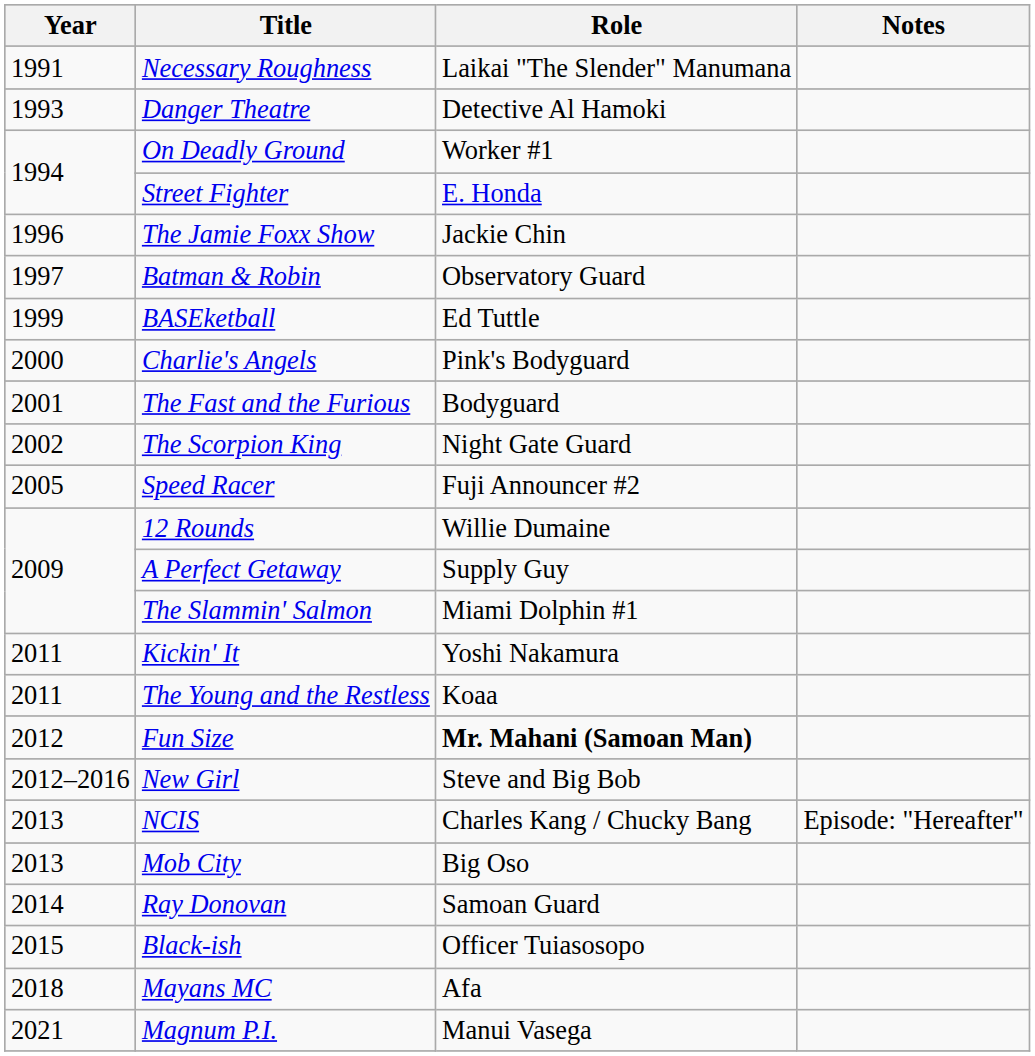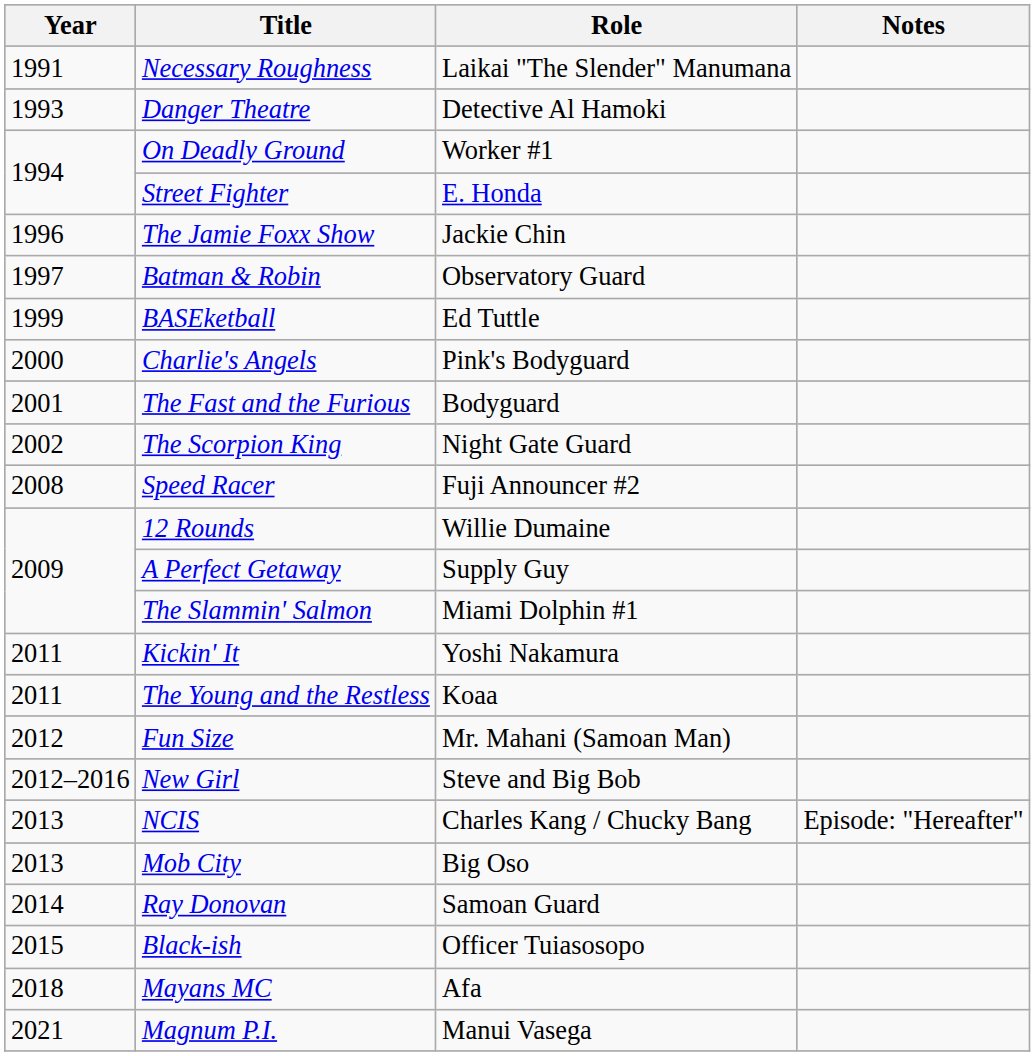(37, 485) 2005 -> (37, 485) 2008
(597, 737) bold -> (586, 737) normal
